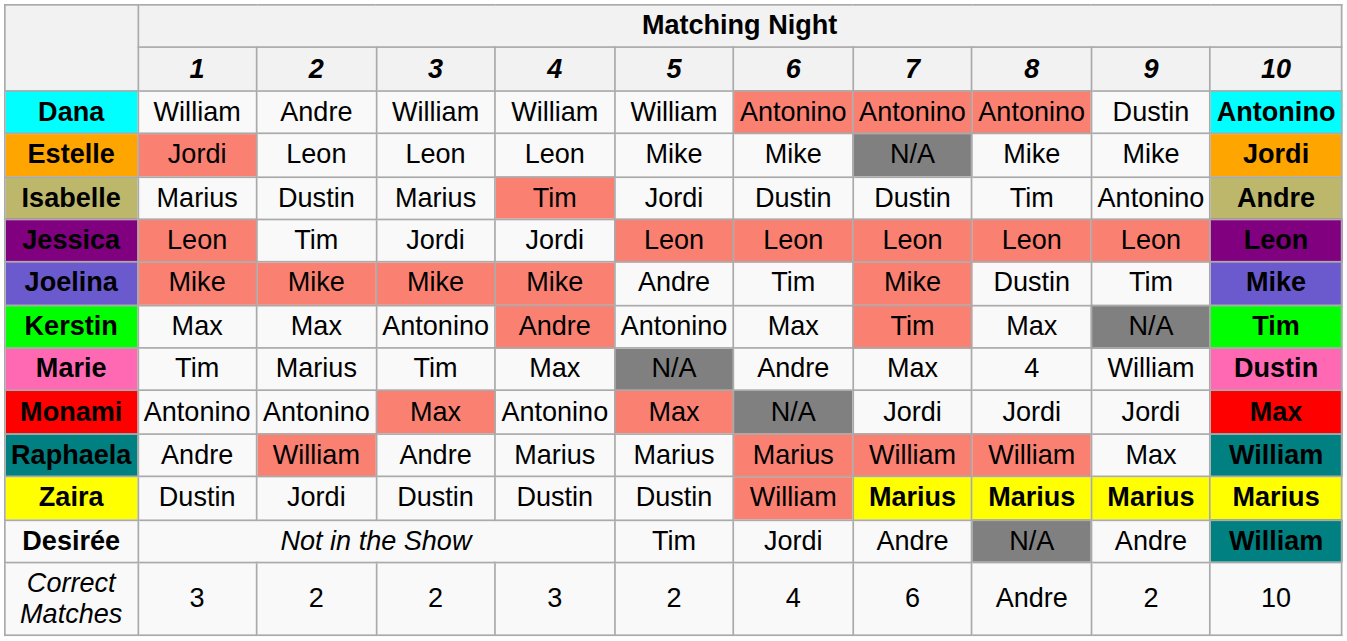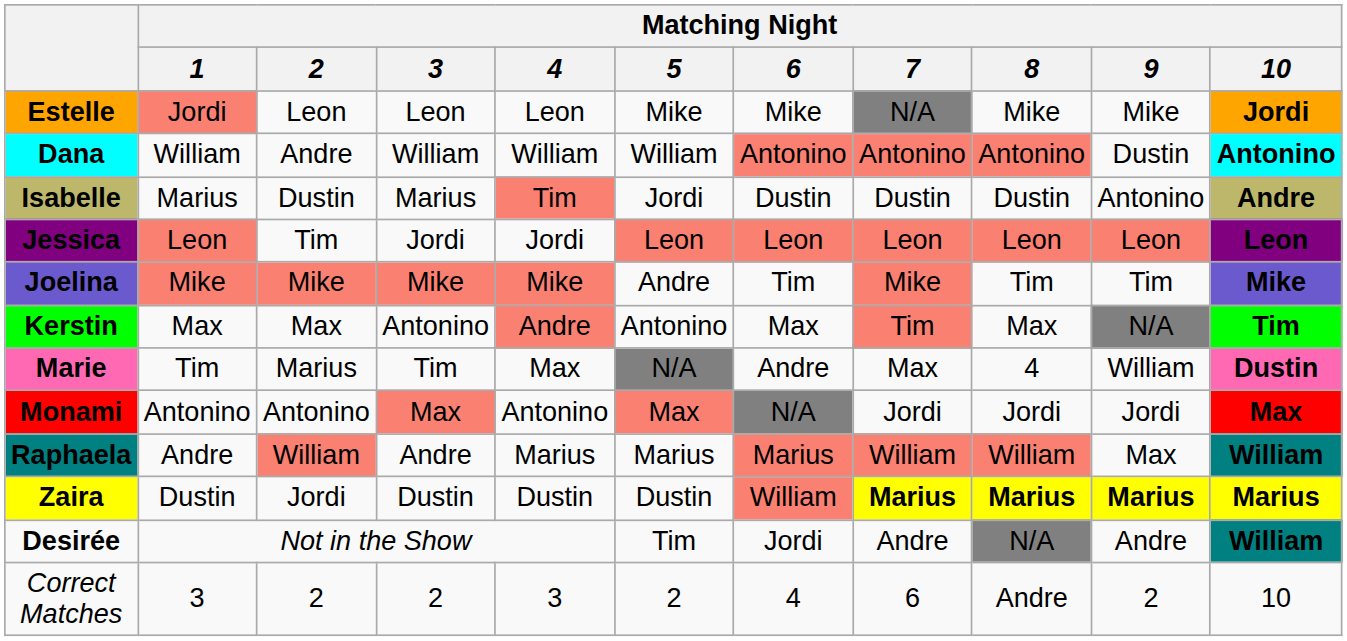rows swapped: (71, 111) <-> (71, 154)
(1032, 197) Tim -> (1032, 197) Dustin
(1032, 283) Dustin -> (1032, 283) Tim
